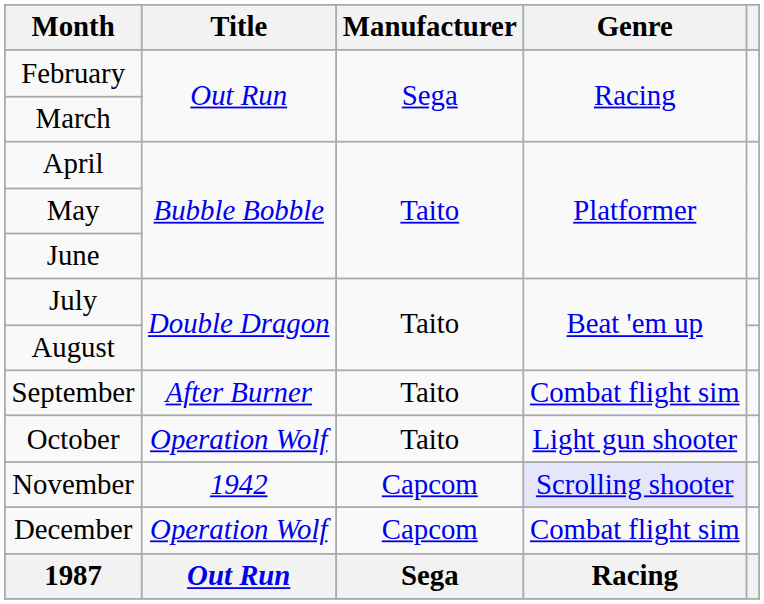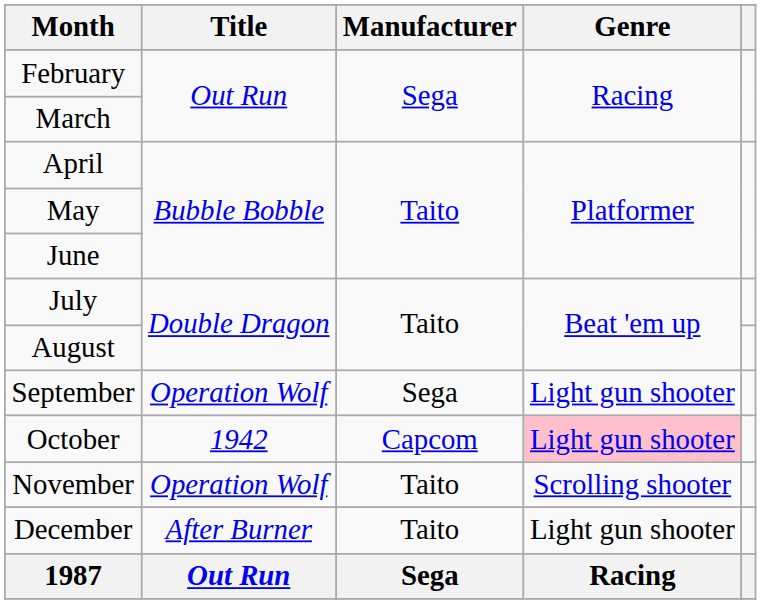(239, 392) After Burner -> (239, 392) Operation Wolf
(430, 392) Taito -> (430, 392) Sega
(635, 392) Combat flight sim -> (632, 392) Light gun shooter
(239, 438) Operation Wolf -> (239, 438) 1942
(430, 438) Taito -> (430, 438) Capcom
(635, 438) no background -> (632, 438) pink background
(239, 484) 1942 -> (239, 484) Operation Wolf
(430, 484) Capcom -> (430, 484) Taito
(635, 484) lavender background -> (632, 484) no background
(239, 529) Operation Wolf -> (239, 529) After Burner
(430, 529) Capcom -> (430, 529) Taito
(635, 529) Combat flight sim -> (632, 529) Light gun shooter
